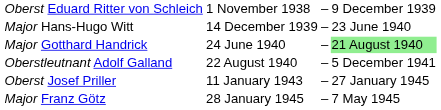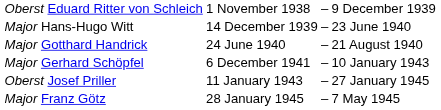(377, 45) lightgreen background -> (377, 45) no background
- row: (88, 63)
+ row: (74, 63)
